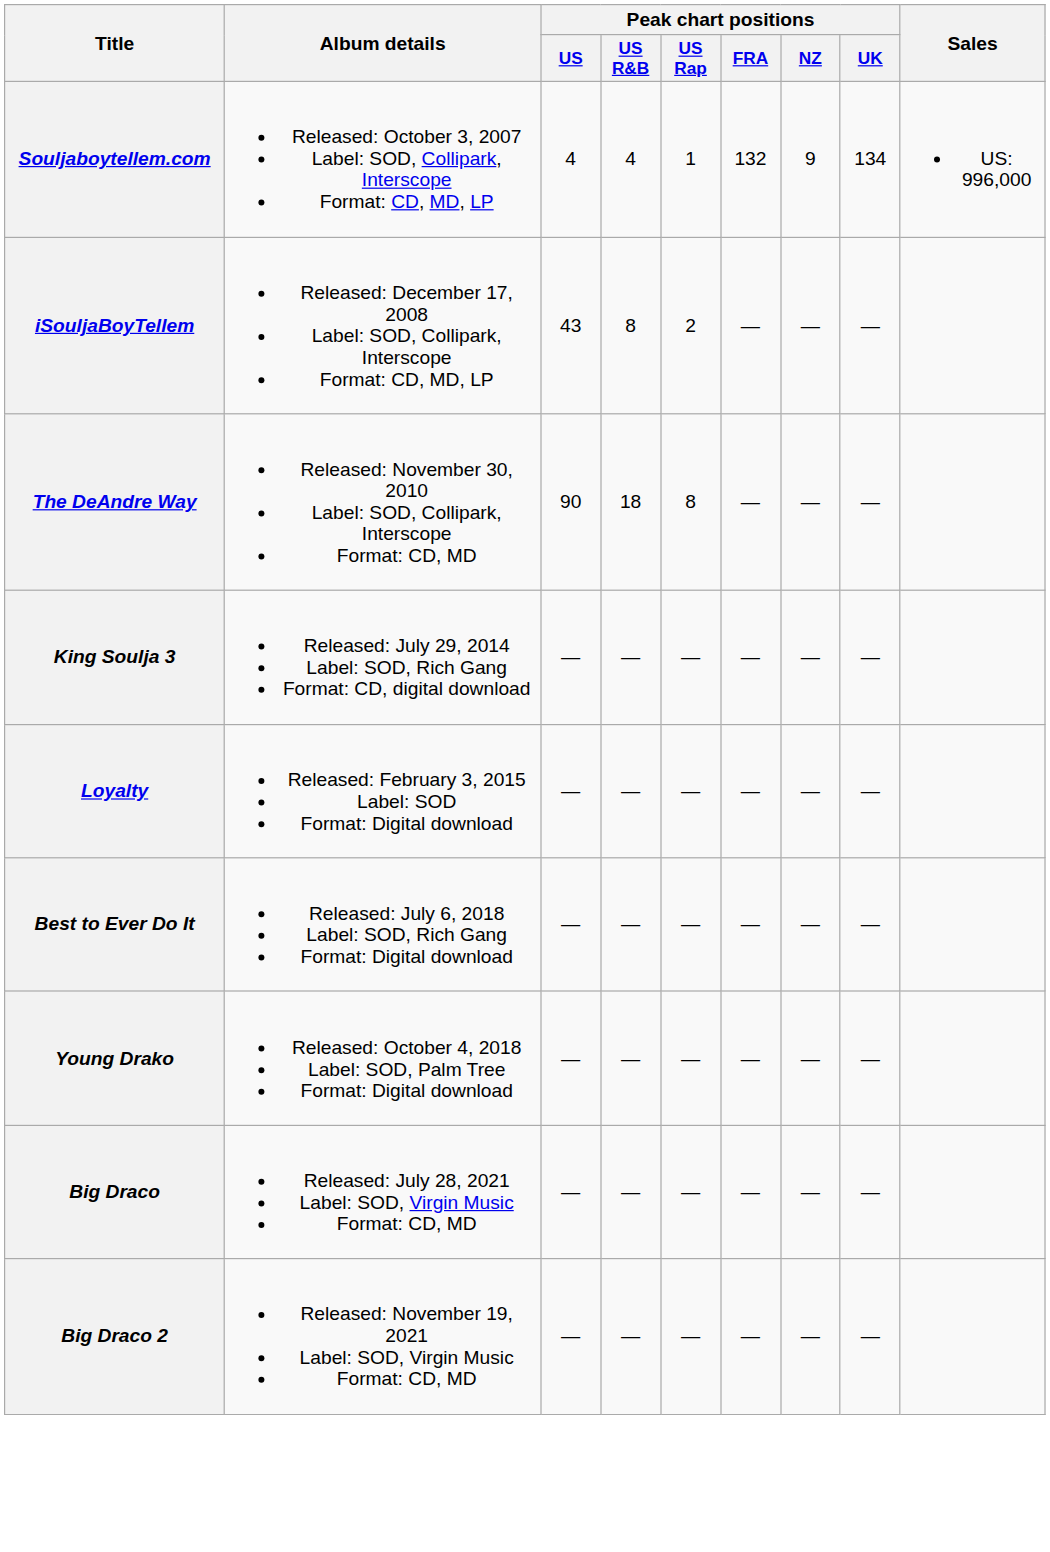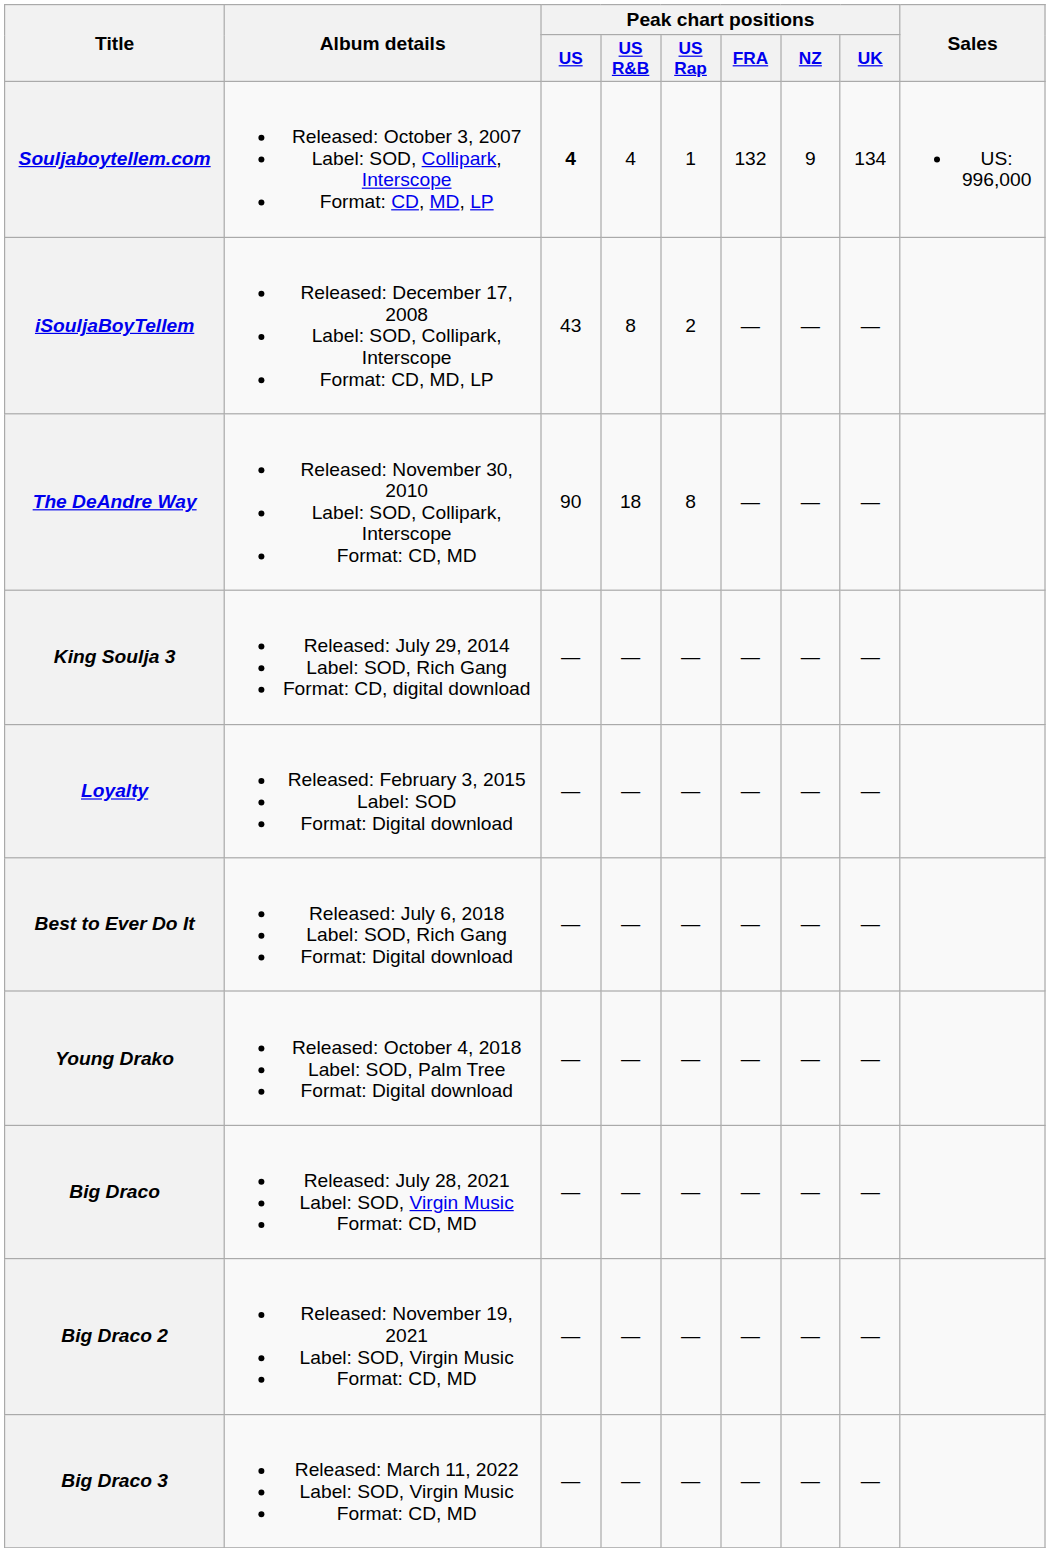(571, 159) normal -> (571, 159) bold
+ row: (115, 1480)
